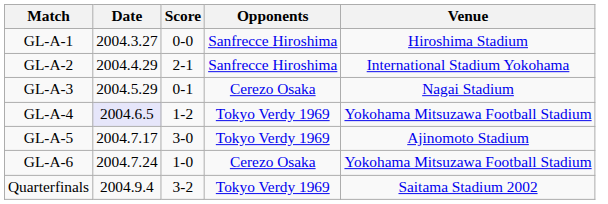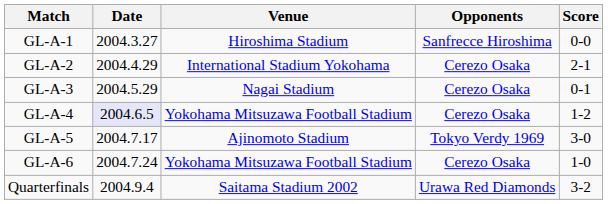columns swapped: (468, 16) <-> (183, 16)
(273, 65) Sanfrecce Hiroshima -> (487, 65) Cerezo Osaka
(273, 114) Tokyo Verdy 1969 -> (487, 114) Cerezo Osaka
(273, 187) Tokyo Verdy 1969 -> (487, 187) Urawa Red Diamonds
